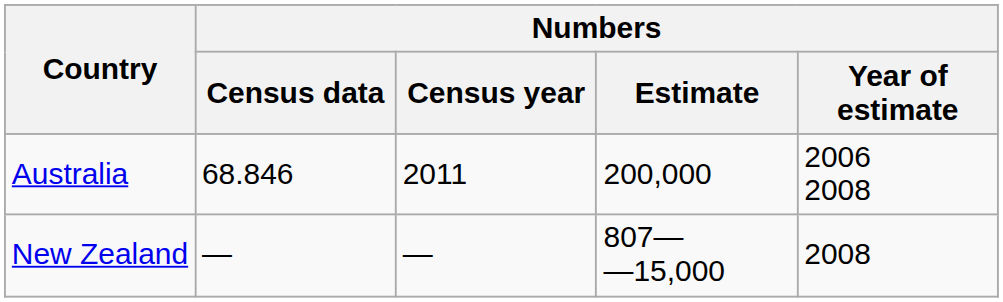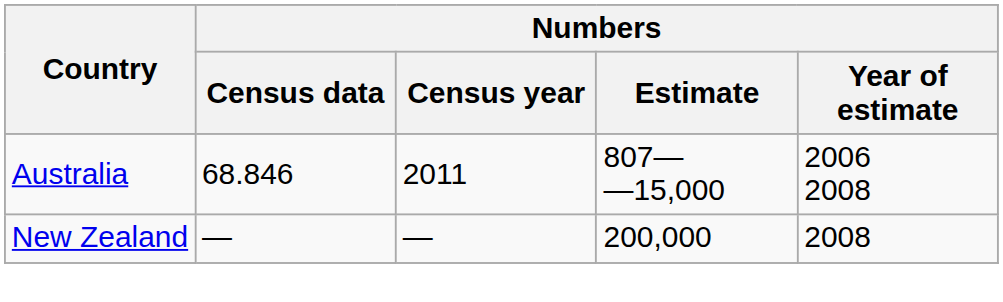(658, 173) 200,000 -> (664, 173) 807— —15,000
(664, 254) 807— —15,000 -> (658, 237) 200,000
